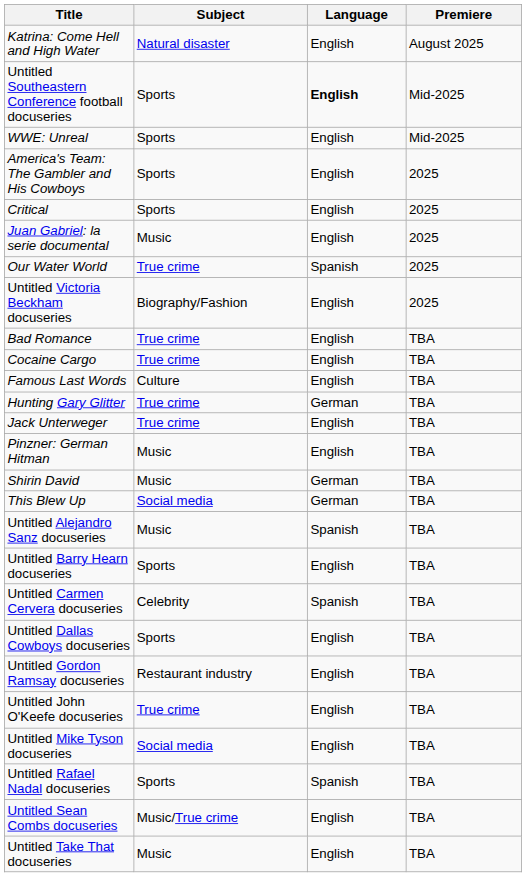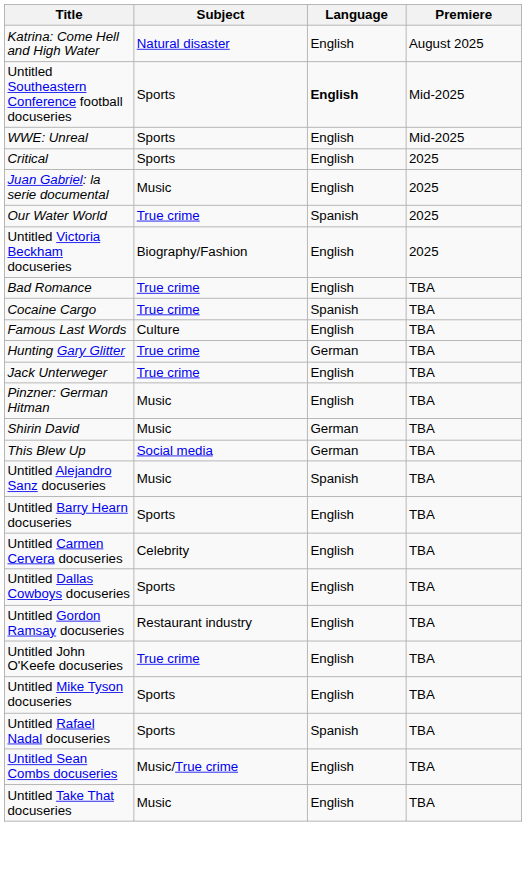- row: (59, 173)
(332, 360) English -> (334, 309) Spanish
(334, 601) Spanish -> (332, 551) English
(175, 745) Social media -> (156, 695) Sports
